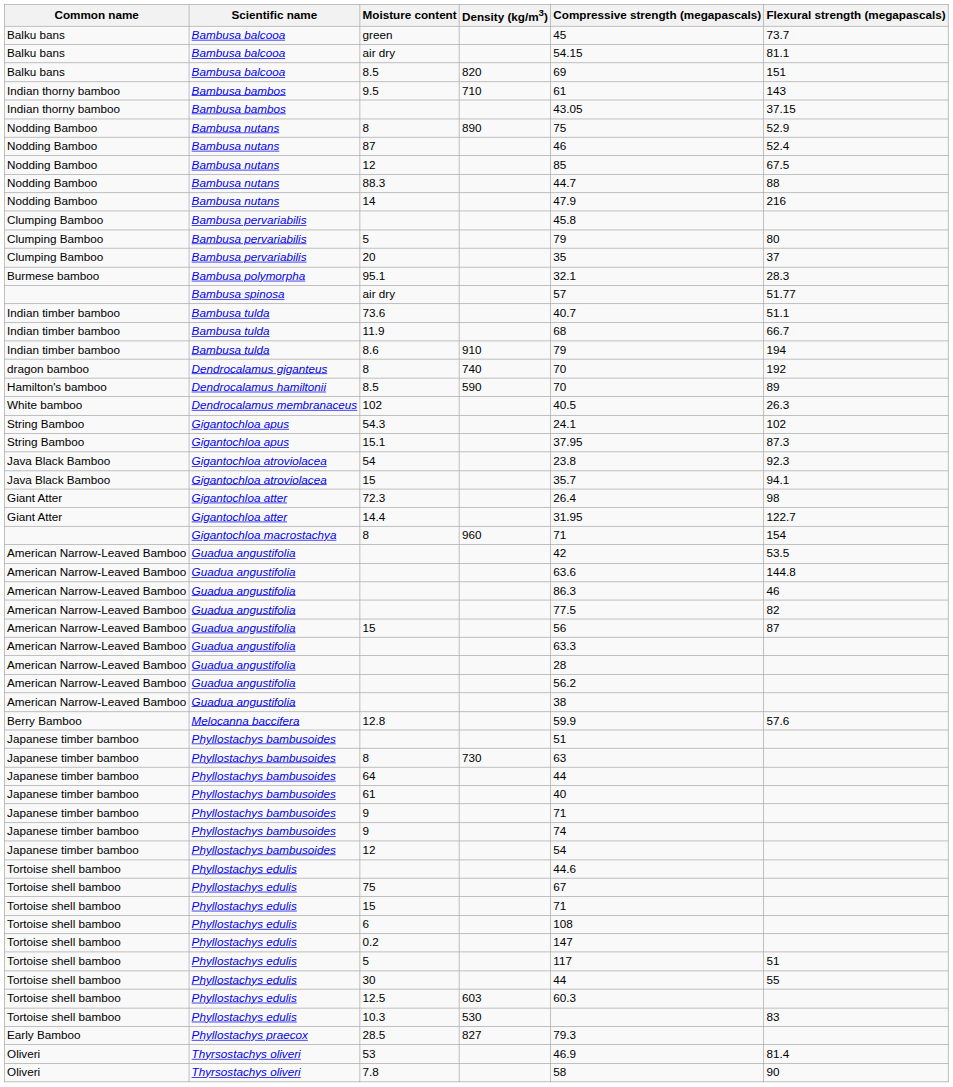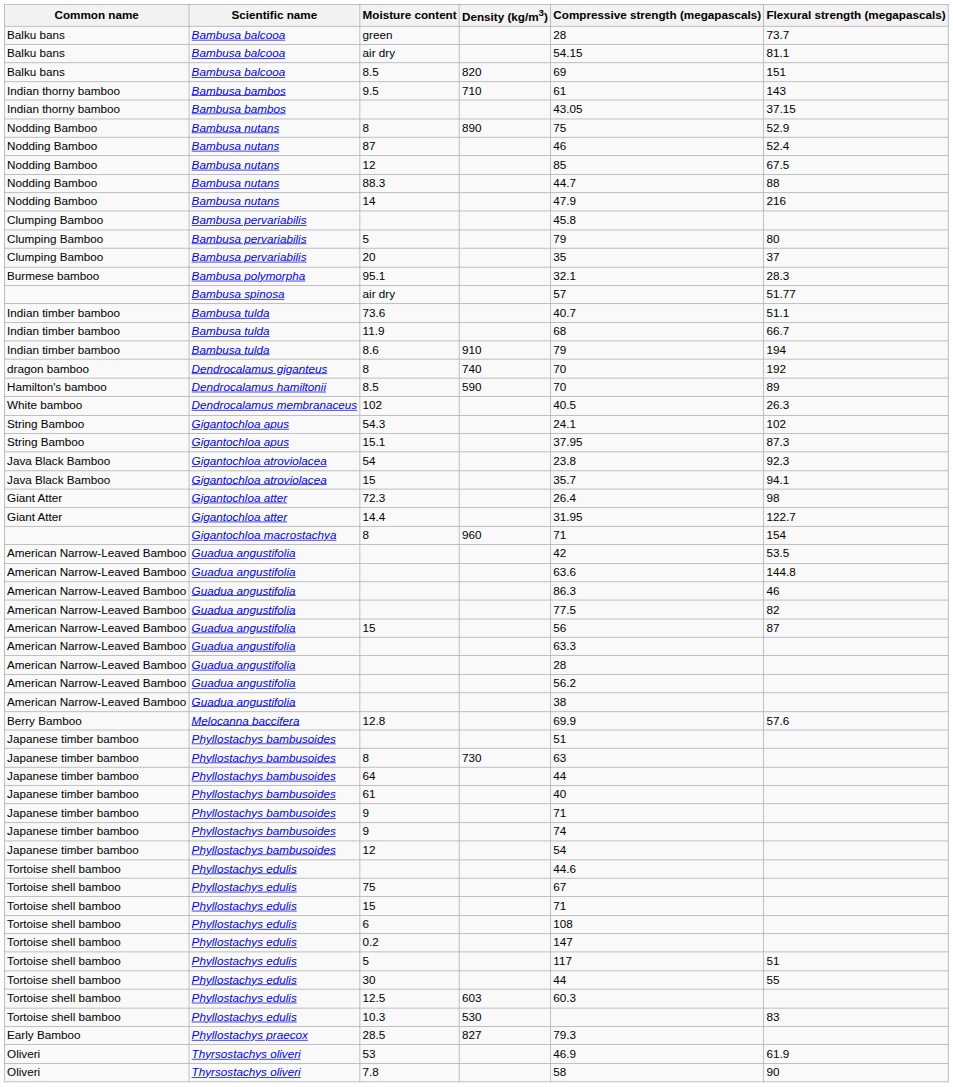(560, 35) 45 -> (560, 35) 28
(565, 720) 59.9 -> (565, 720) 69.9
(778, 1054) 81.4 -> (778, 1054) 61.9
